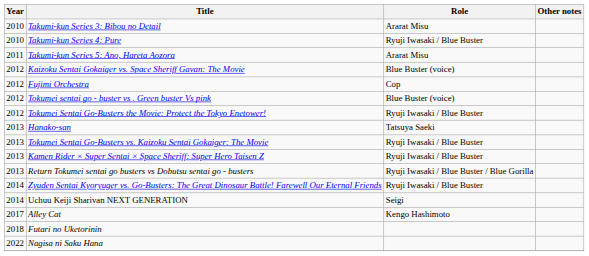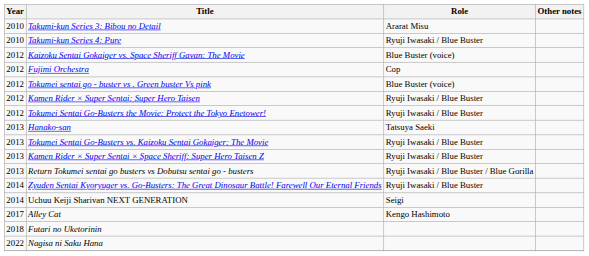- row: (101, 55)
+ row: (114, 99)
